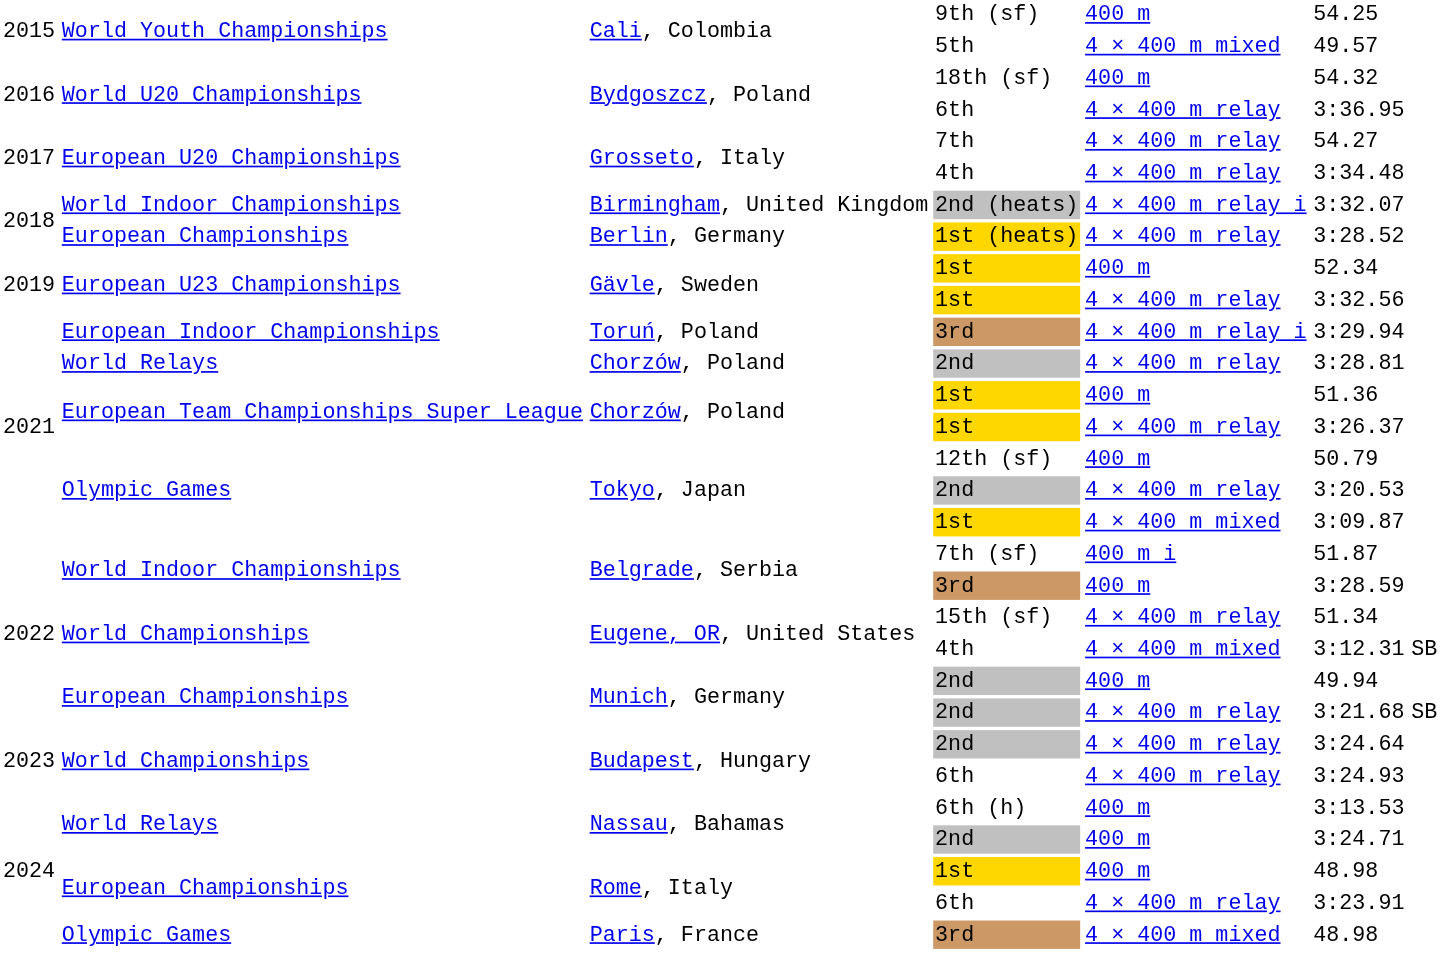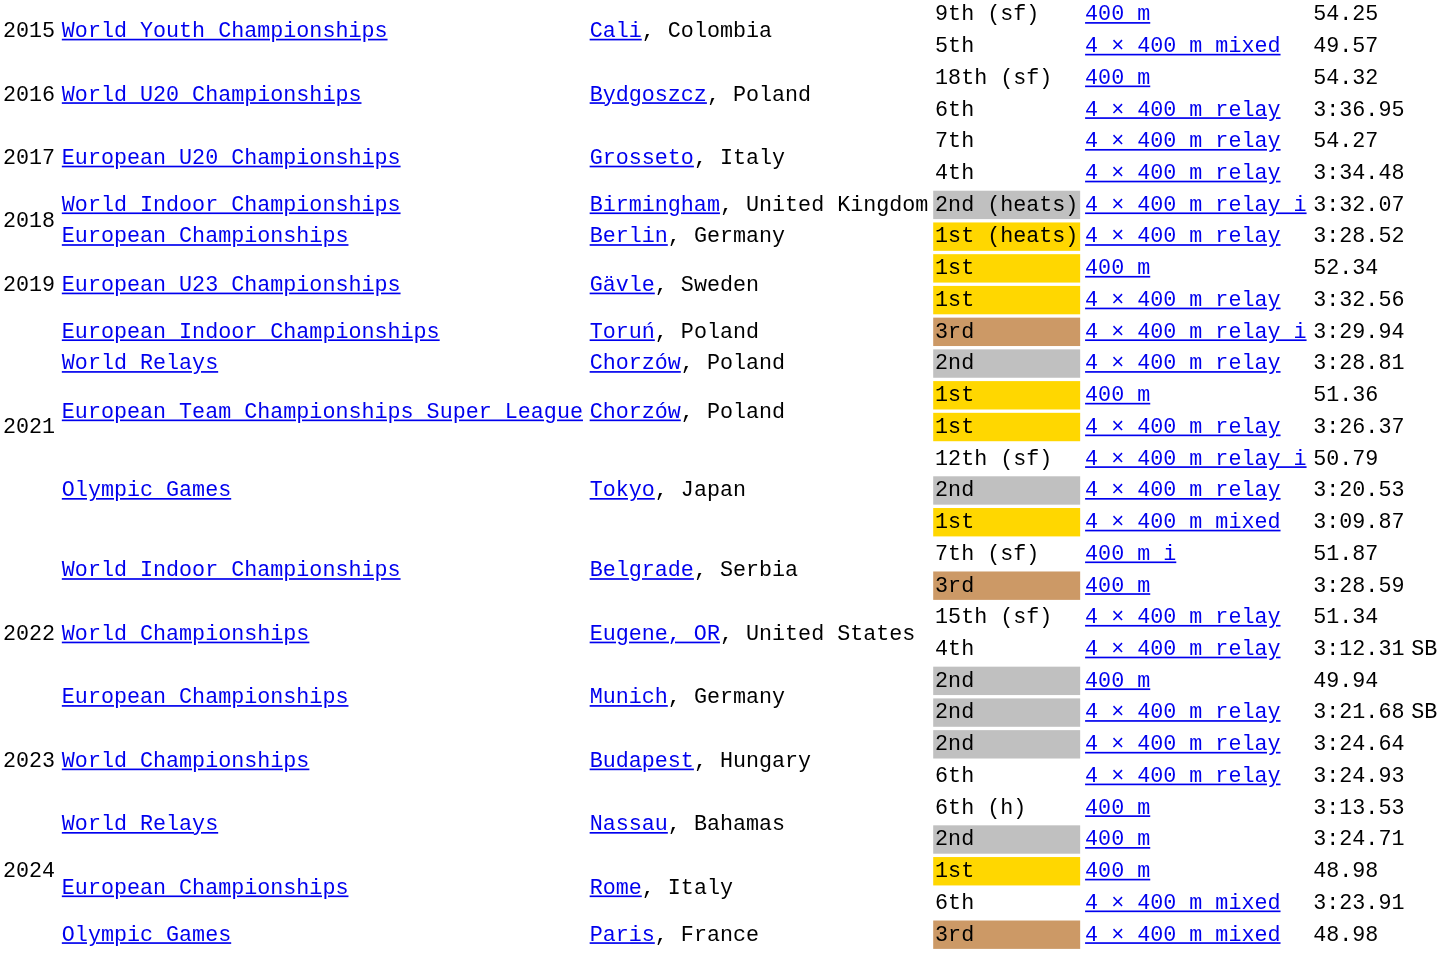(1118, 459) 400 m -> (1196, 459) 4 × 400 m relay i
(1183, 649) 4 × 400 m mixed -> (1183, 649) 4 × 400 m relay
(1183, 903) 4 × 400 m relay -> (1183, 903) 4 × 400 m mixed
